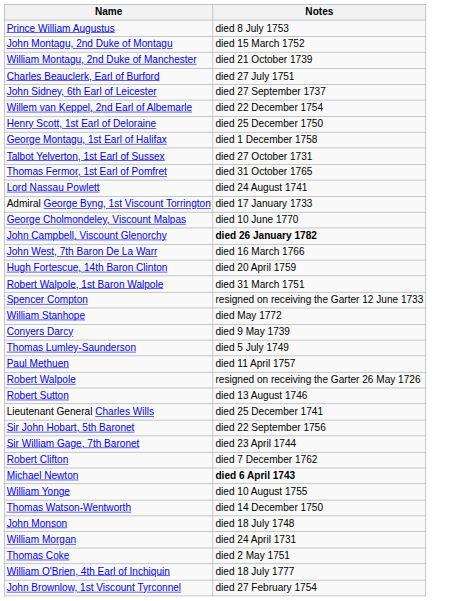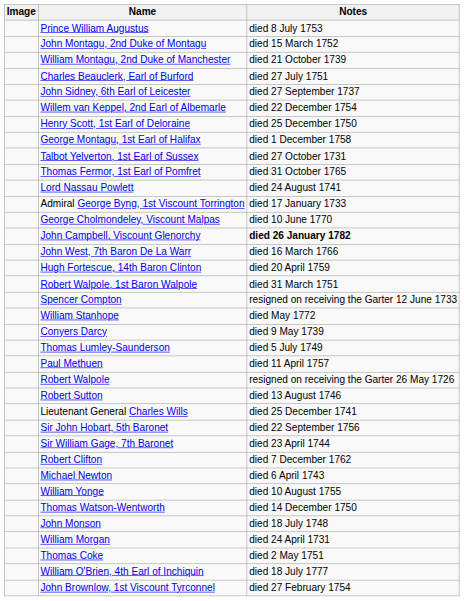+ column: (21, 12)
(255, 476) bold -> (287, 476) normal
